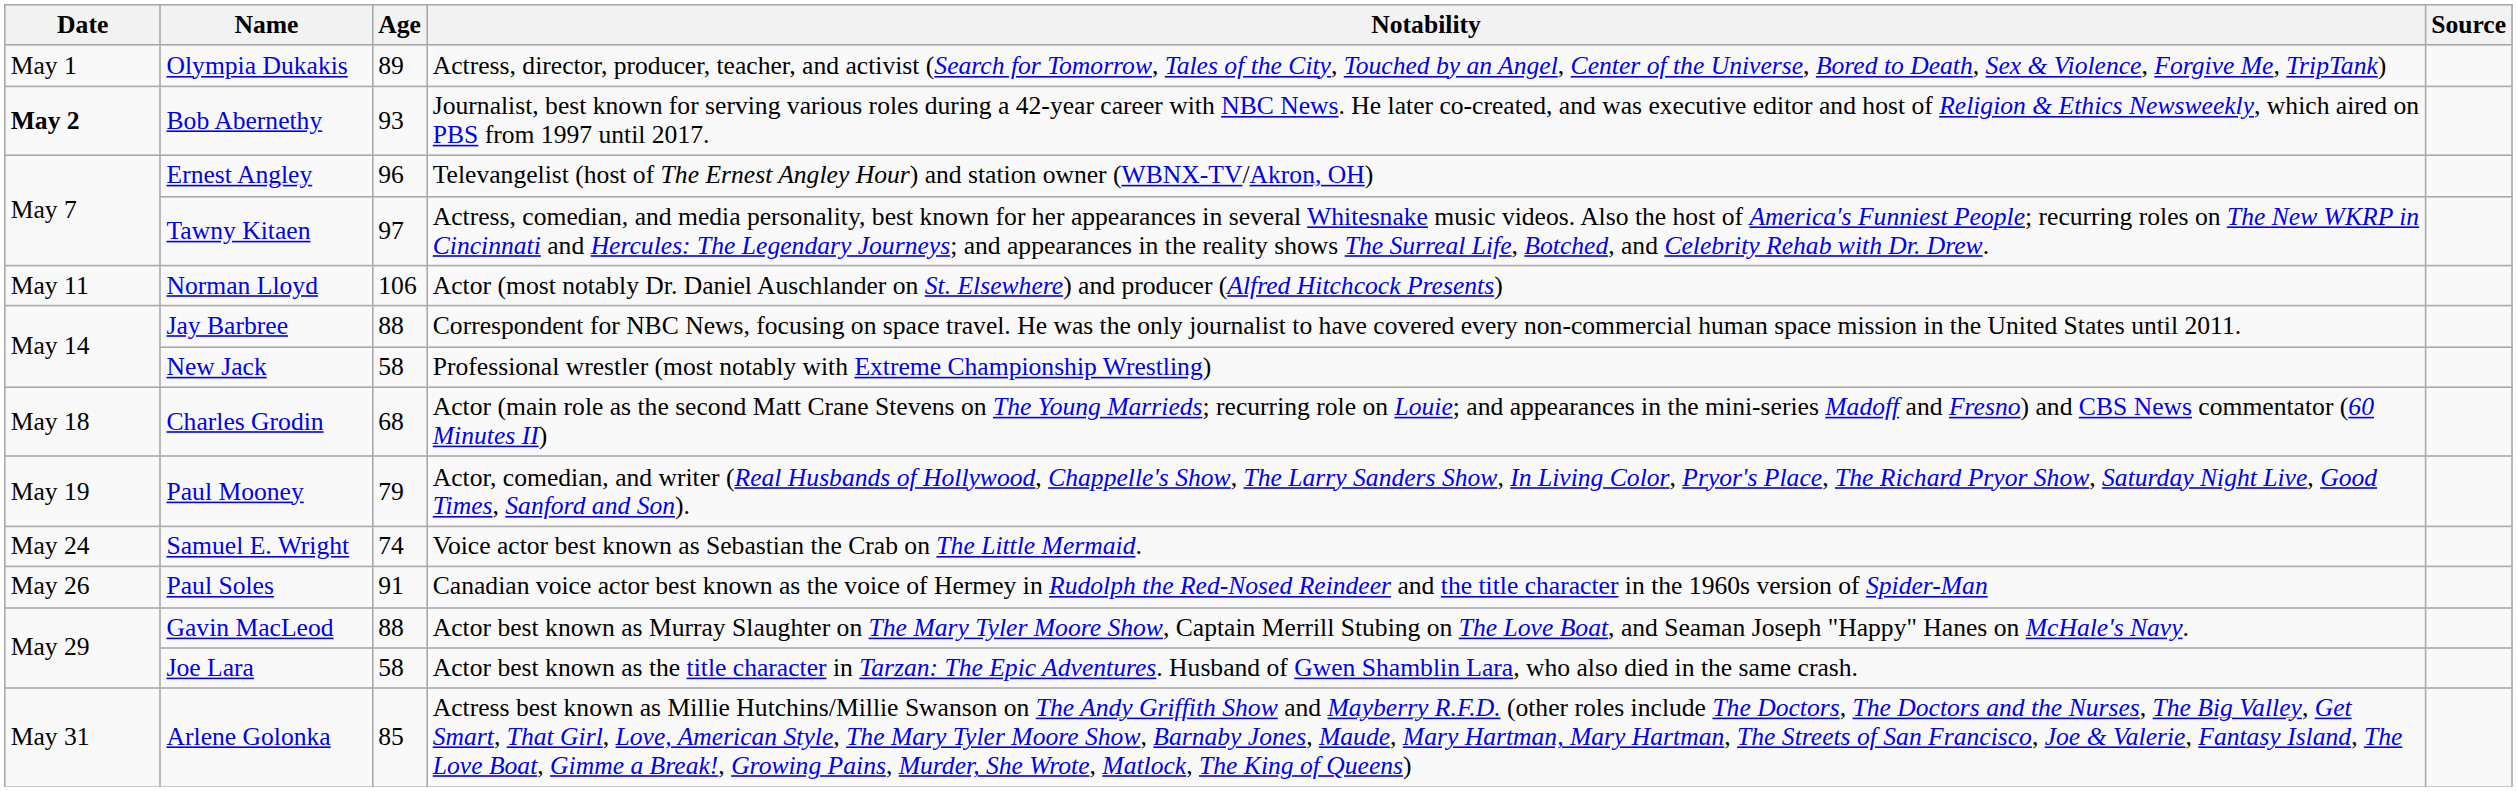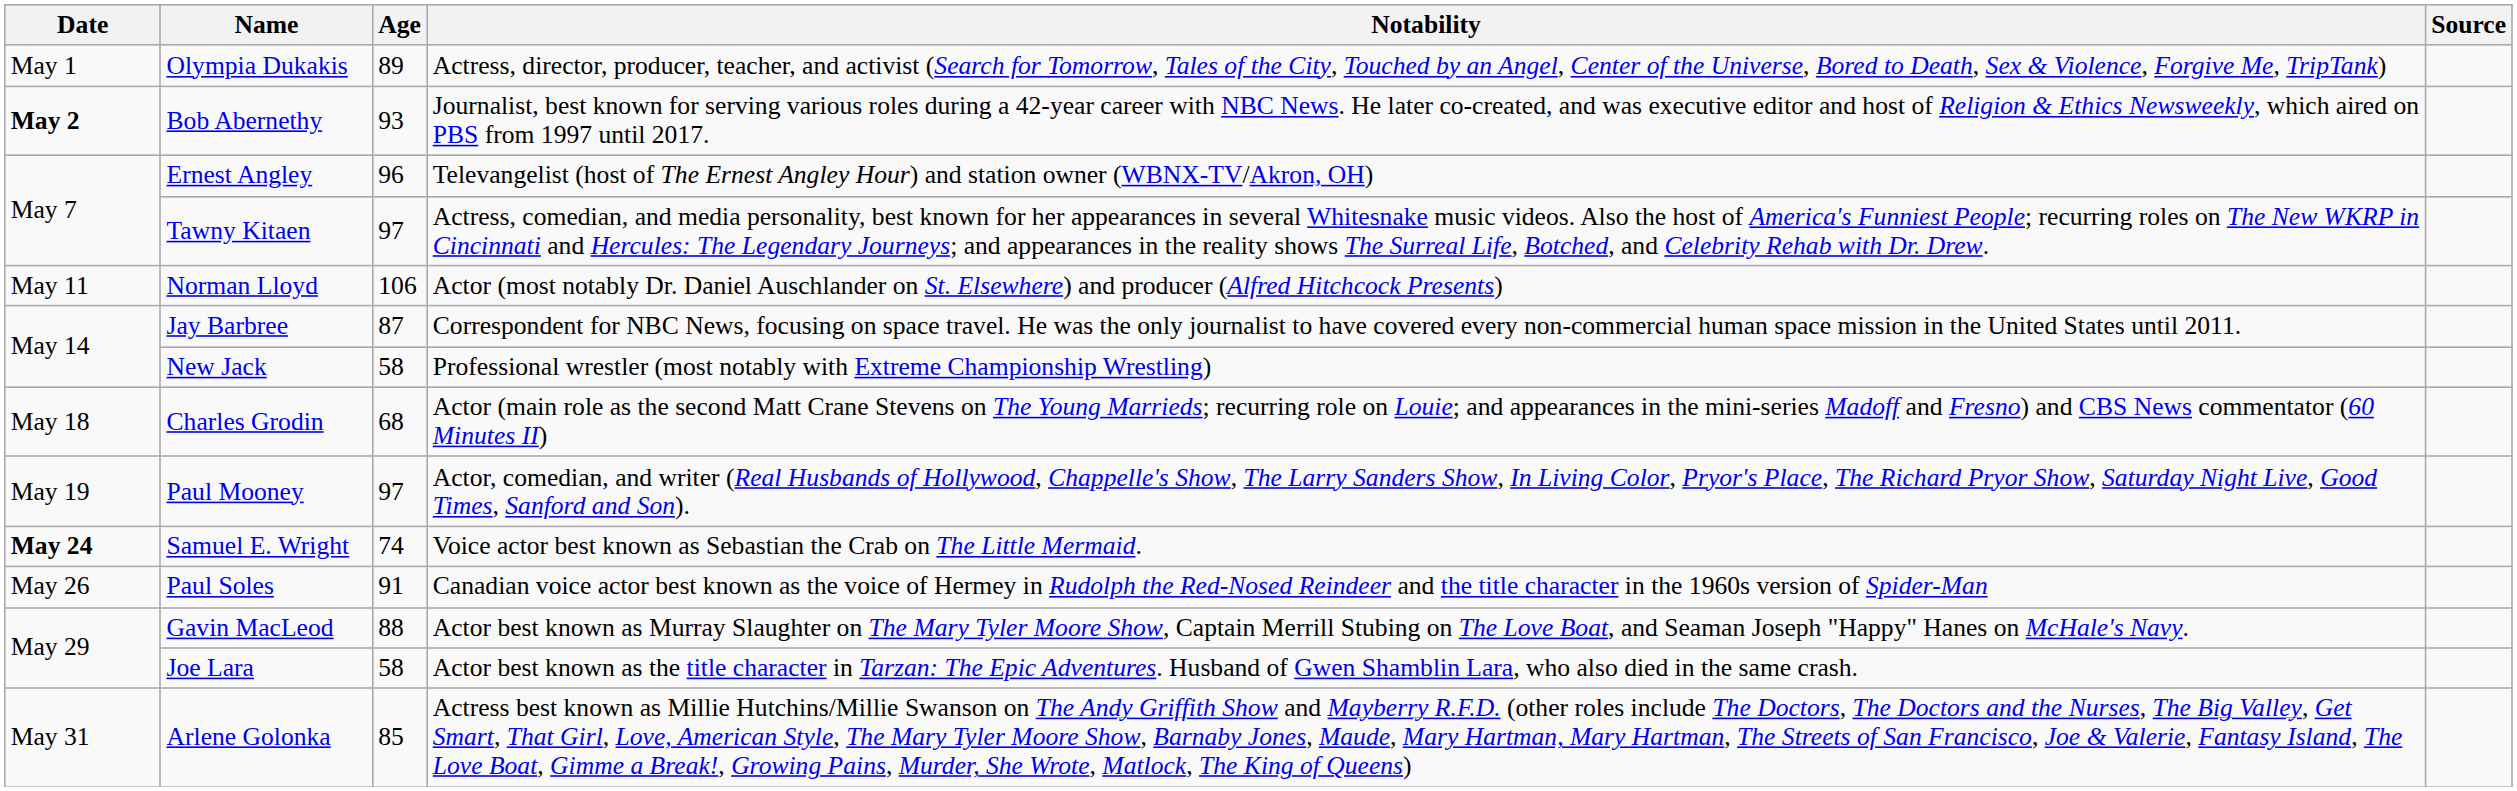(391, 326) 88 -> (391, 326) 87
(391, 490) 79 -> (391, 490) 97
(50, 546) normal -> (52, 546) bold
